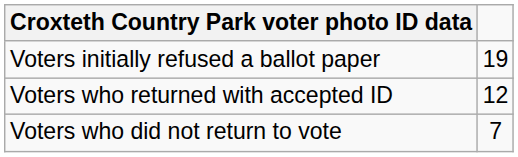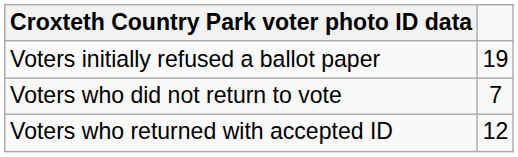rows swapped: (201, 95) <-> (176, 132)
